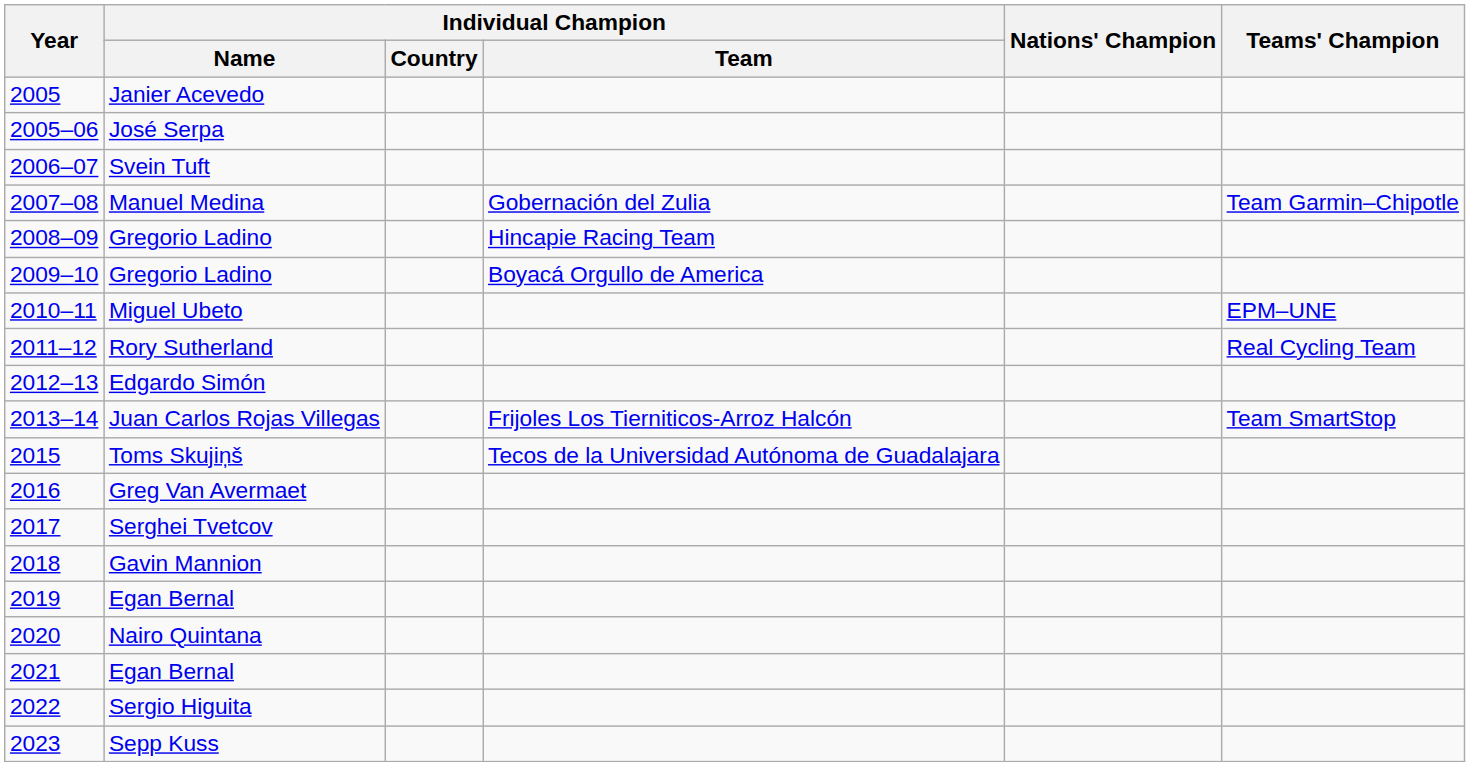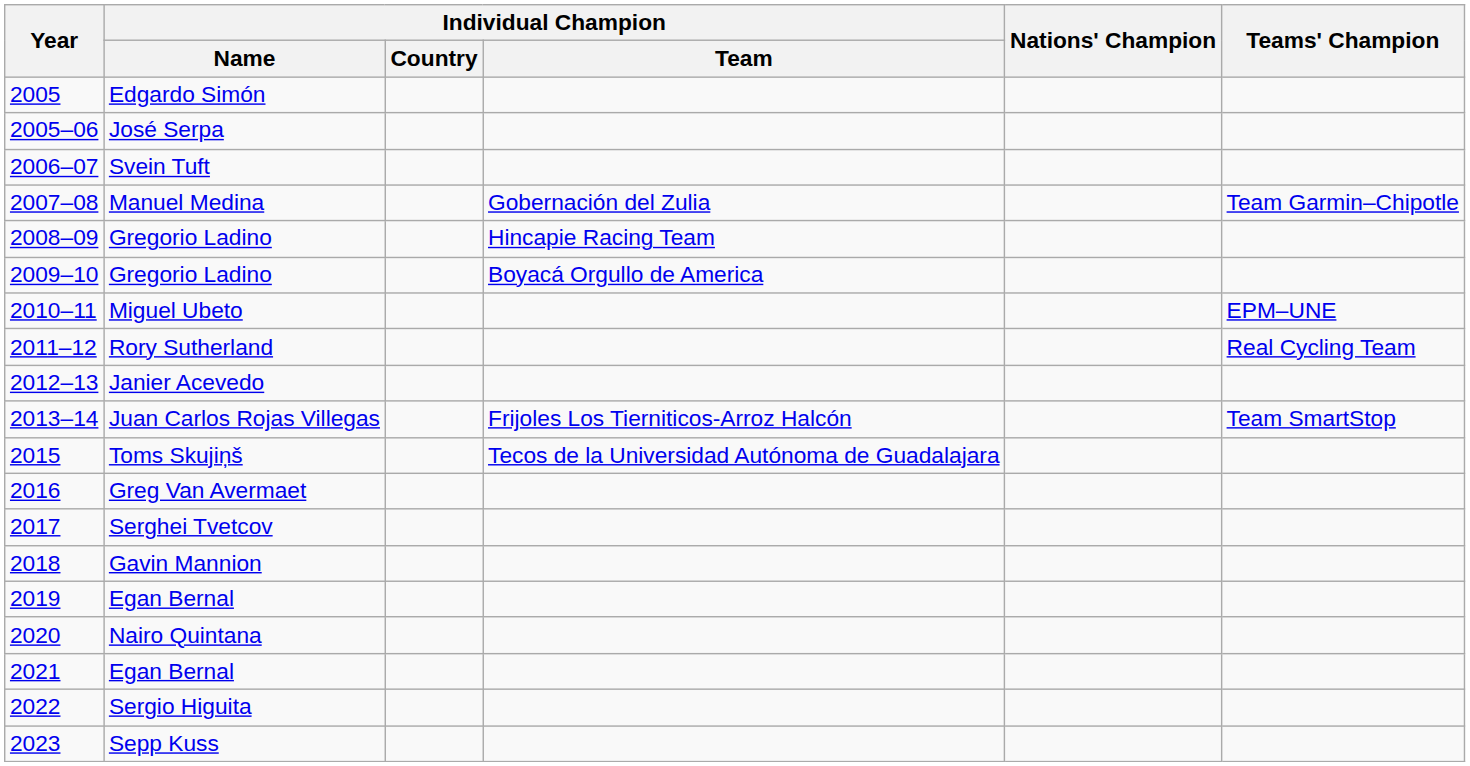(187, 94) Janier Acevedo -> (187, 94) Edgardo Simón
(187, 382) Edgardo Simón -> (187, 382) Janier Acevedo
